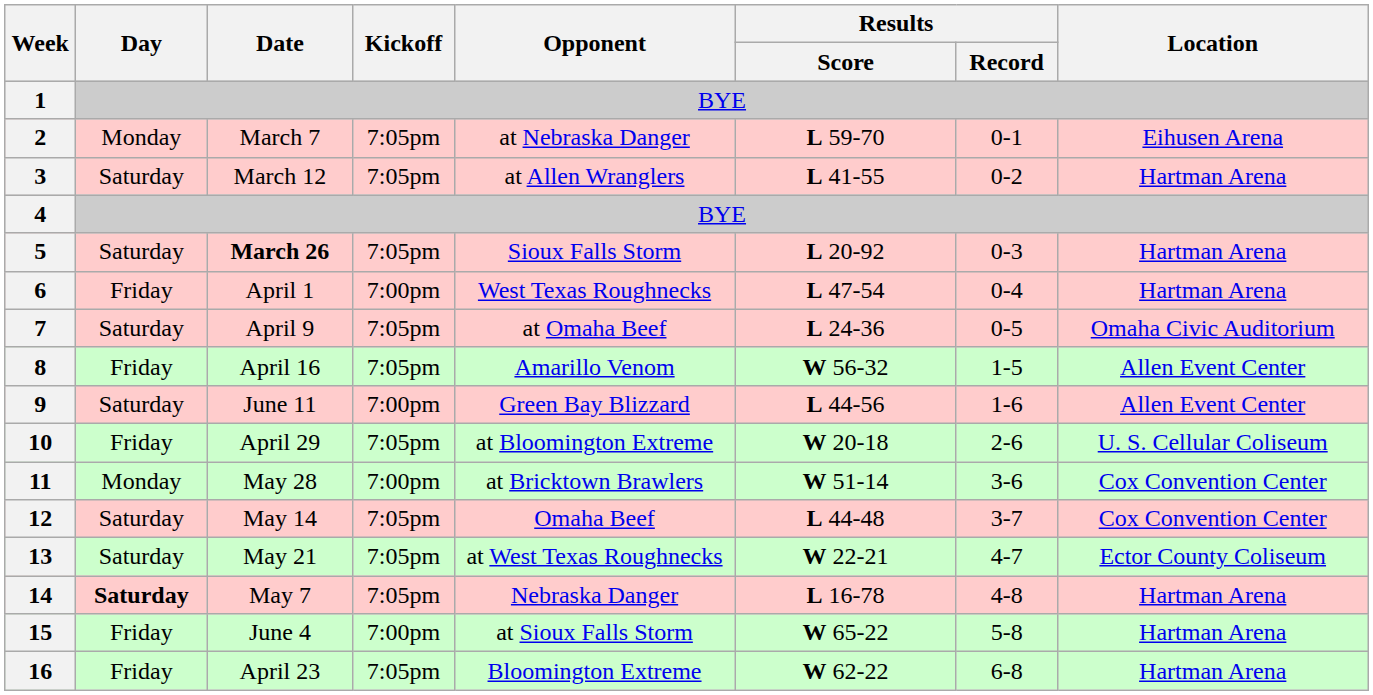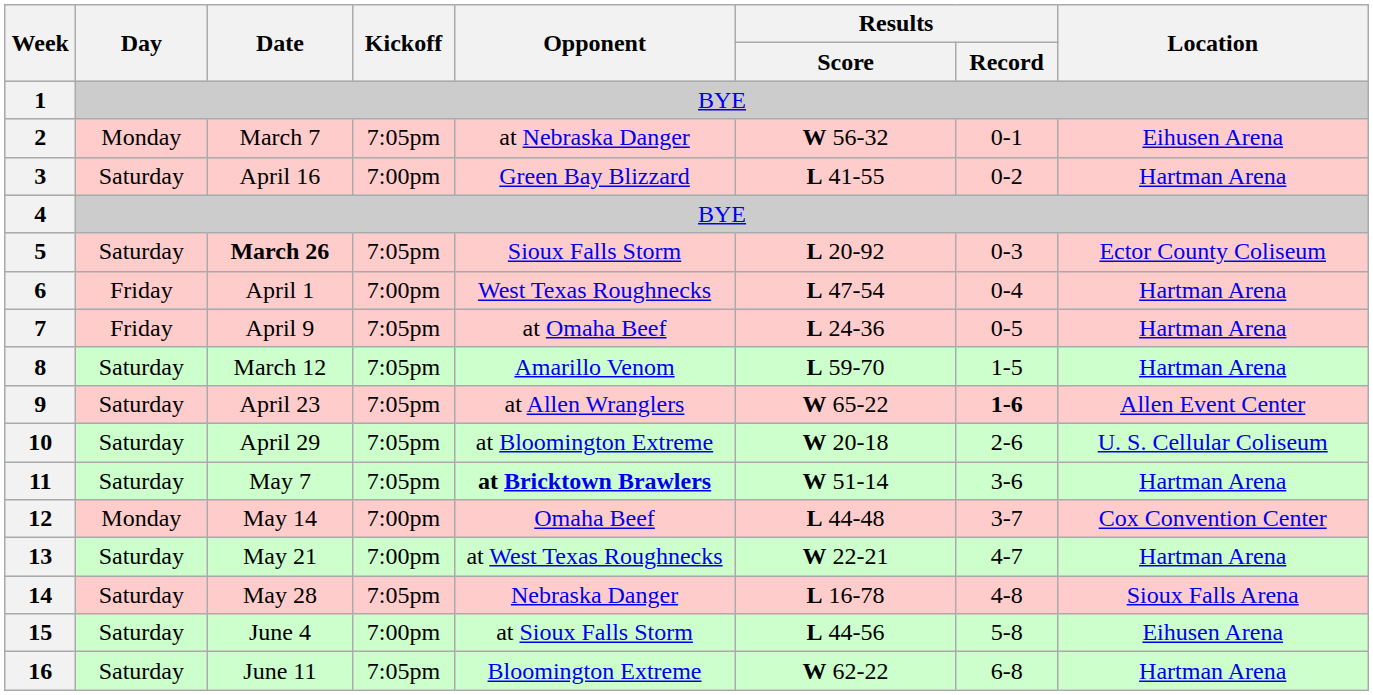(846, 137) L 59-70 -> (846, 137) W 56-32
(280, 175) March 12 -> (280, 175) April 16
(403, 175) 7:05pm -> (403, 175) 7:00pm
(595, 175) at Allen Wranglers -> (595, 175) Green Bay Blizzard
(1213, 251) Hartman Arena -> (1213, 251) Ector County Coliseum
(141, 328) Saturday -> (141, 328) Friday
(1213, 328) Omaha Civic Auditorium -> (1213, 328) Hartman Arena
(141, 366) Friday -> (141, 366) Saturday
(280, 366) April 16 -> (280, 366) March 12
(846, 366) W 56-32 -> (846, 366) L 59-70
(1213, 366) Allen Event Center -> (1213, 366) Hartman Arena
(280, 404) June 11 -> (280, 404) April 23
(403, 404) 7:00pm -> (403, 404) 7:05pm
(595, 404) Green Bay Blizzard -> (595, 404) at Allen Wranglers
(846, 404) L 44-56 -> (846, 404) W 65-22
(1007, 404) normal -> (1007, 404) bold
(141, 442) Friday -> (141, 442) Saturday
(141, 480) Monday -> (141, 480) Saturday
(280, 480) May 28 -> (280, 480) May 7
(403, 480) 7:00pm -> (403, 480) 7:05pm
(595, 480) normal -> (595, 480) bold
(1213, 480) Cox Convention Center -> (1213, 480) Hartman Arena
(141, 518) Saturday -> (141, 518) Monday
(403, 518) 7:05pm -> (403, 518) 7:00pm
(403, 556) 7:05pm -> (403, 556) 7:00pm
(1213, 556) Ector County Coliseum -> (1213, 556) Hartman Arena
(141, 594) bold -> (141, 594) normal
(280, 594) May 7 -> (280, 594) May 28
(1213, 594) Hartman Arena -> (1213, 594) Sioux Falls Arena
(141, 632) Friday -> (141, 632) Saturday
(846, 632) W 65-22 -> (846, 632) L 44-56
(1213, 632) Hartman Arena -> (1213, 632) Eihusen Arena
(141, 670) Friday -> (141, 670) Saturday
(280, 670) April 23 -> (280, 670) June 11
